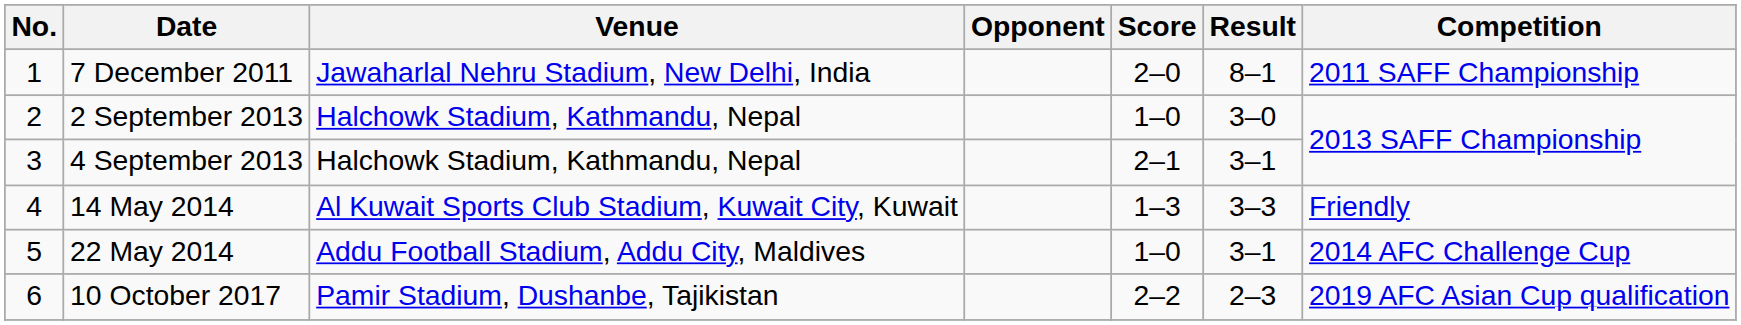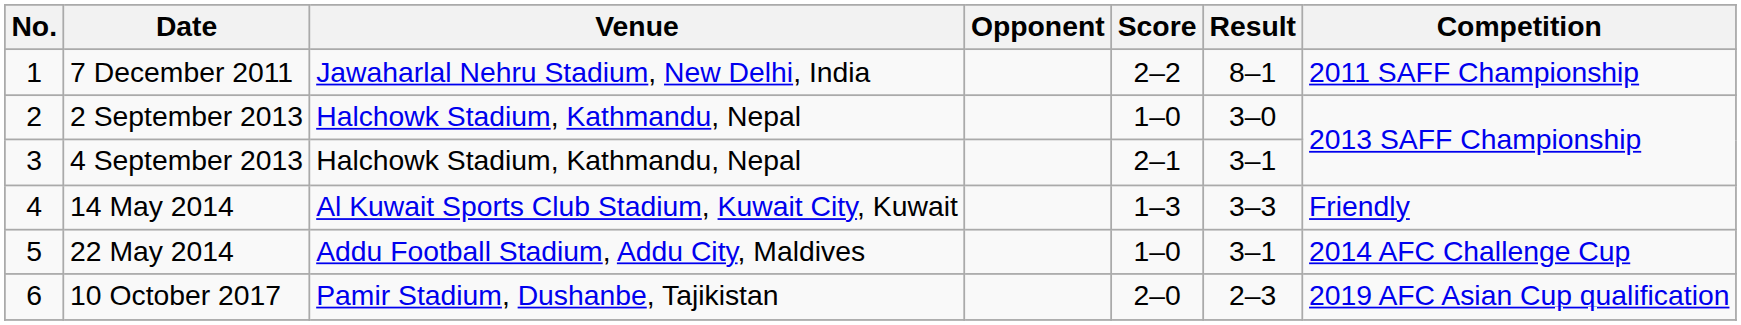(1157, 71) 2–0 -> (1157, 71) 2–2
(1157, 296) 2–2 -> (1157, 296) 2–0
